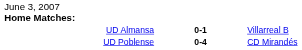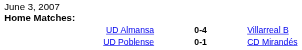(201, 30) 0-1 -> (201, 30) 0-4
(201, 42) 0-4 -> (201, 42) 0-1
